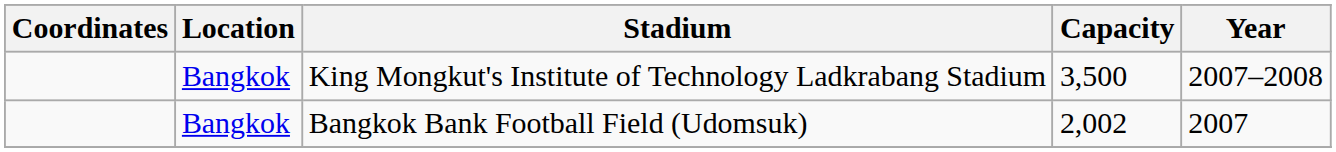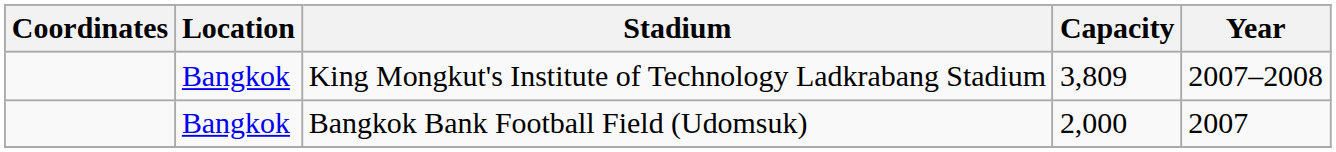(1094, 75) 3,500 -> (1094, 75) 3,809
(1094, 123) 2,002 -> (1094, 123) 2,000
